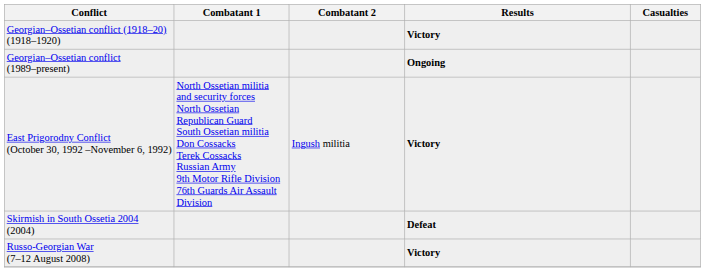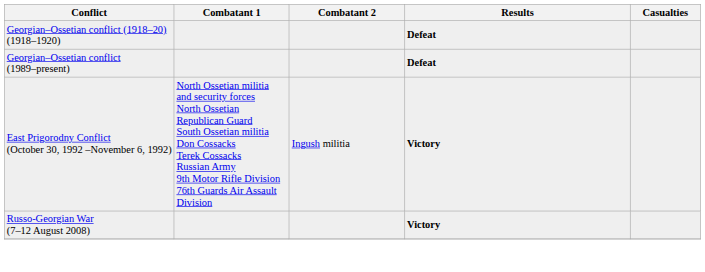(424, 35) Victory -> (421, 35) Defeat
(426, 63) Ongoing -> (421, 63) Defeat
- row: (73, 224)
